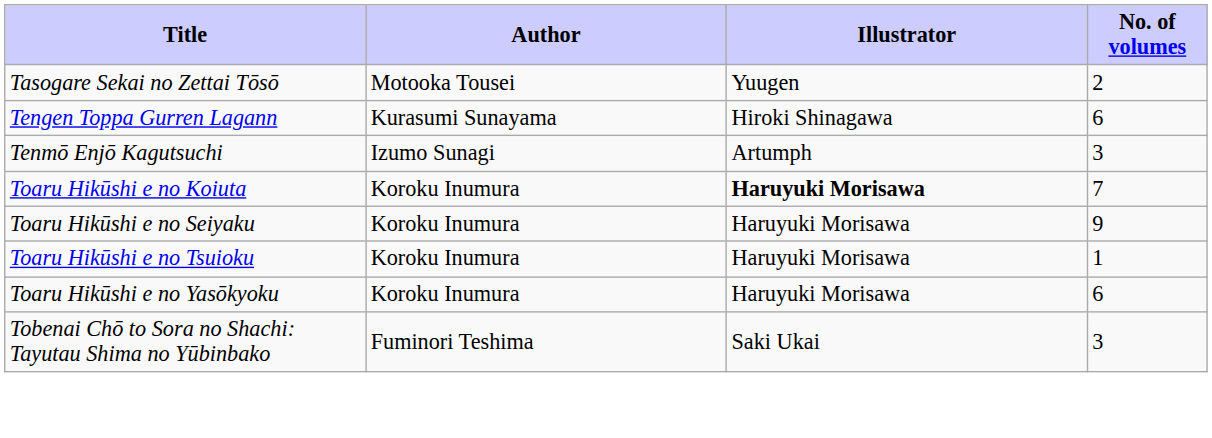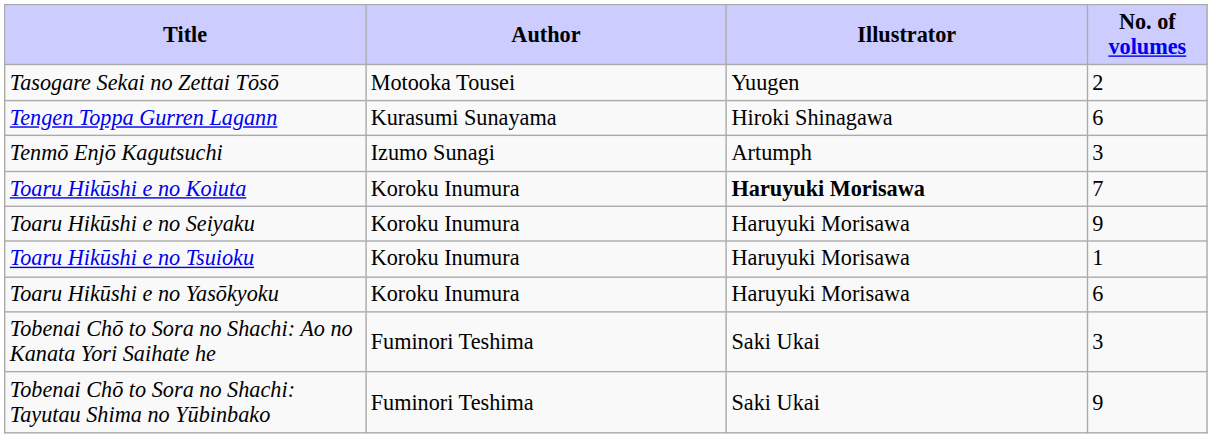+ row: (181, 341)
(1098, 341) 3 -> (1098, 402) 9
